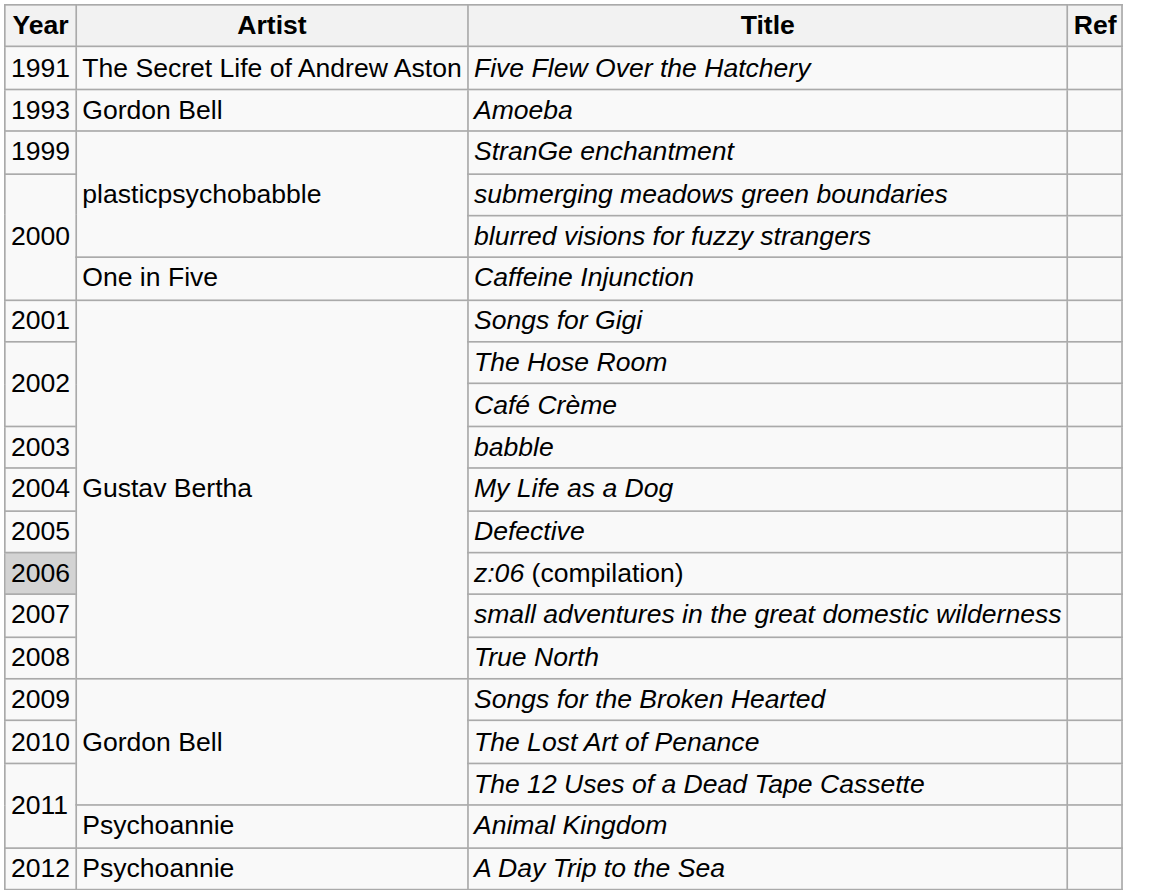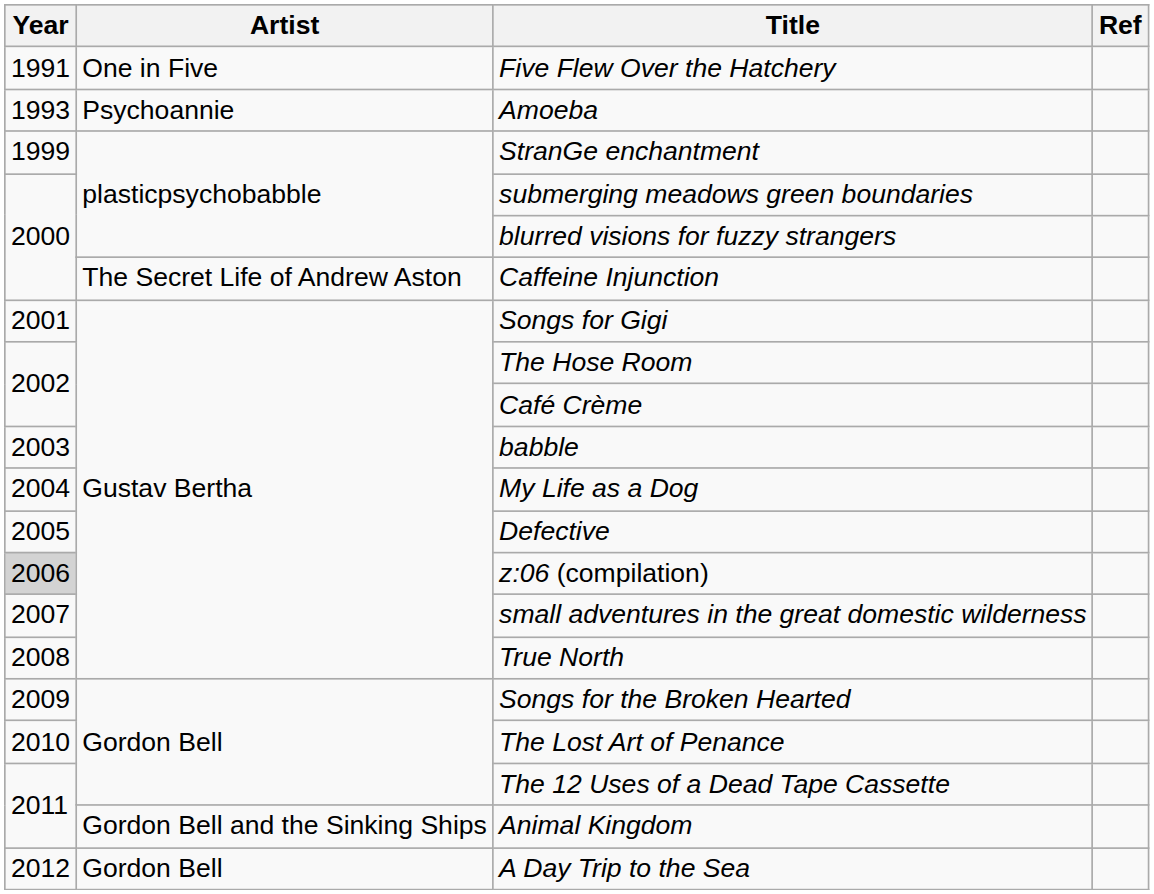(272, 67) The Secret Life of Andrew Aston -> (150, 67) One in Five
(152, 109) Gordon Bell -> (158, 109) Psychoannie
(150, 278) One in Five -> (272, 278) The Secret Life of Andrew Aston
(158, 825) Psychoannie -> (285, 825) Gordon Bell and the Sinking Ships
(158, 868) Psychoannie -> (152, 868) Gordon Bell
